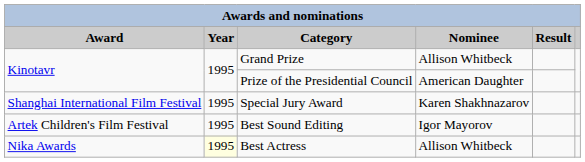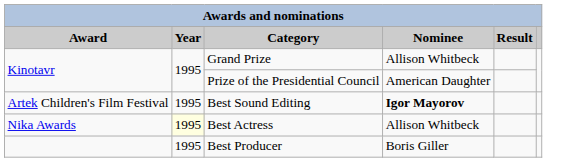- row: (291, 103)
(456, 125) normal -> (425, 103) bold
+ row: (245, 146)
